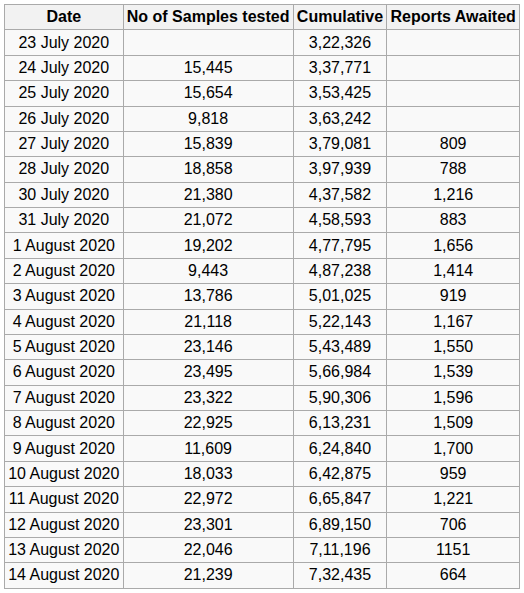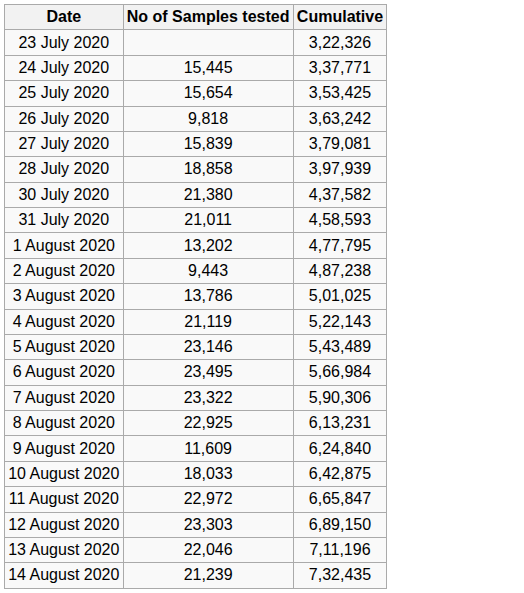- column: (453, 17)
(208, 220) 21,072 -> (208, 220) 21,011
(208, 245) 19,202 -> (208, 245) 13,202
(208, 321) 21,118 -> (208, 321) 21,119
(208, 524) 23,301 -> (208, 524) 23,303
